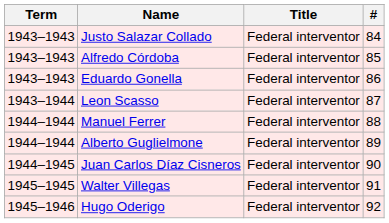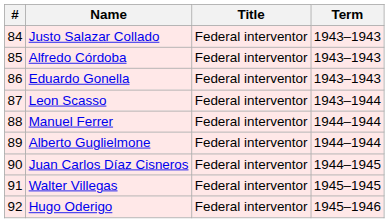columns swapped: (374, 15) <-> (41, 15)
